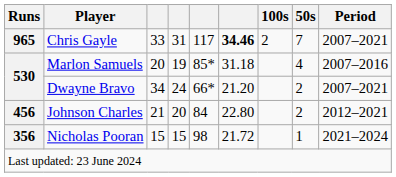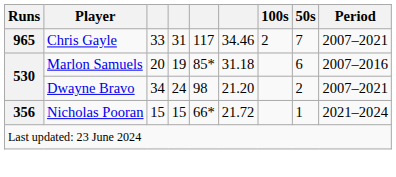(238, 40) bold -> (238, 40) normal
(299, 64) 4 -> (299, 64) 6
(204, 88) 66* -> (200, 88) 98
- row: (95, 112)
(200, 136) 98 -> (204, 112) 66*
